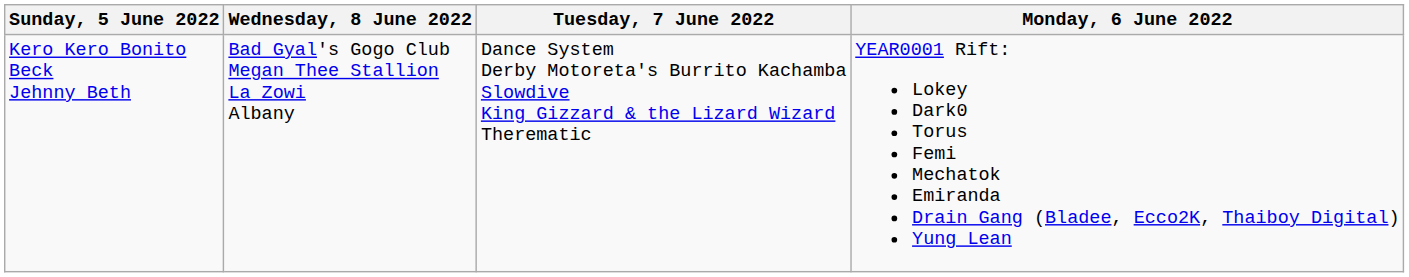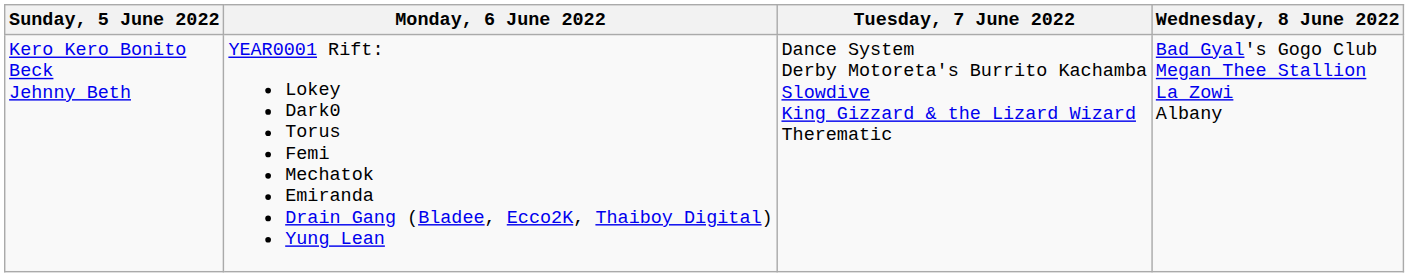columns swapped: (1127, 20) <-> (350, 20)
